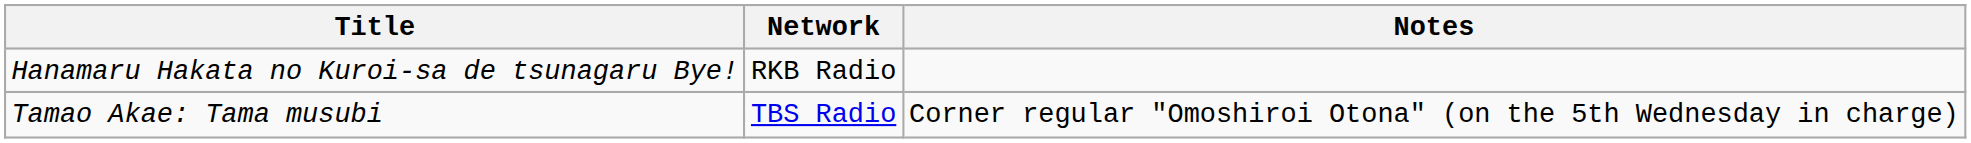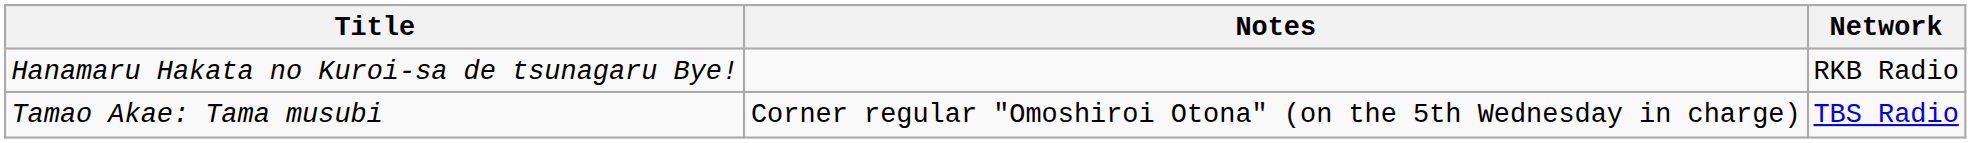columns swapped: (824, 27) <-> (1434, 27)
